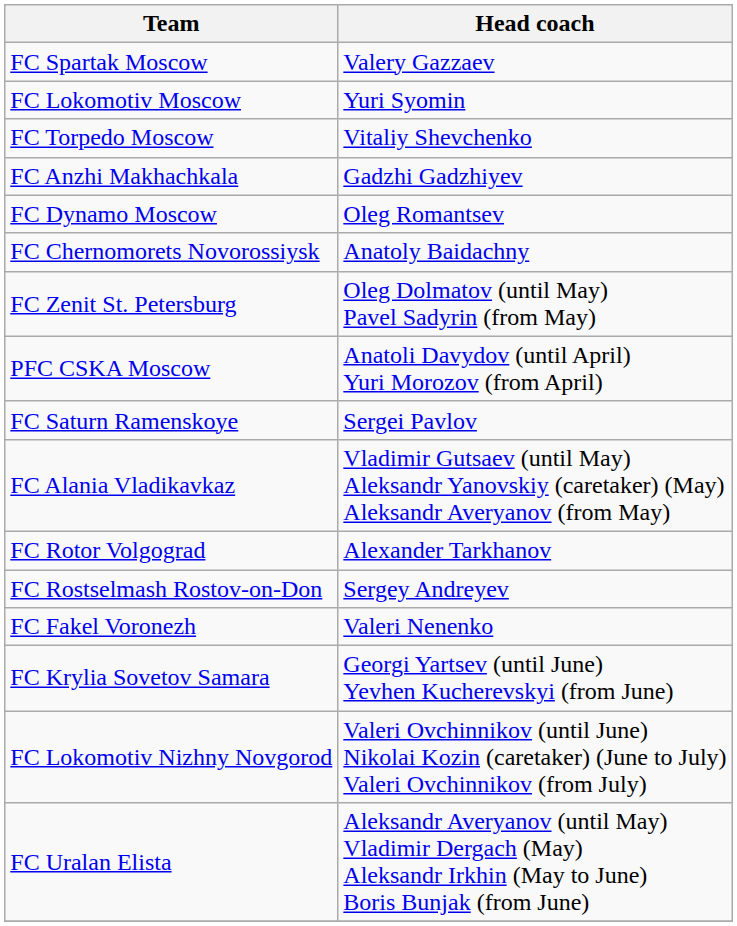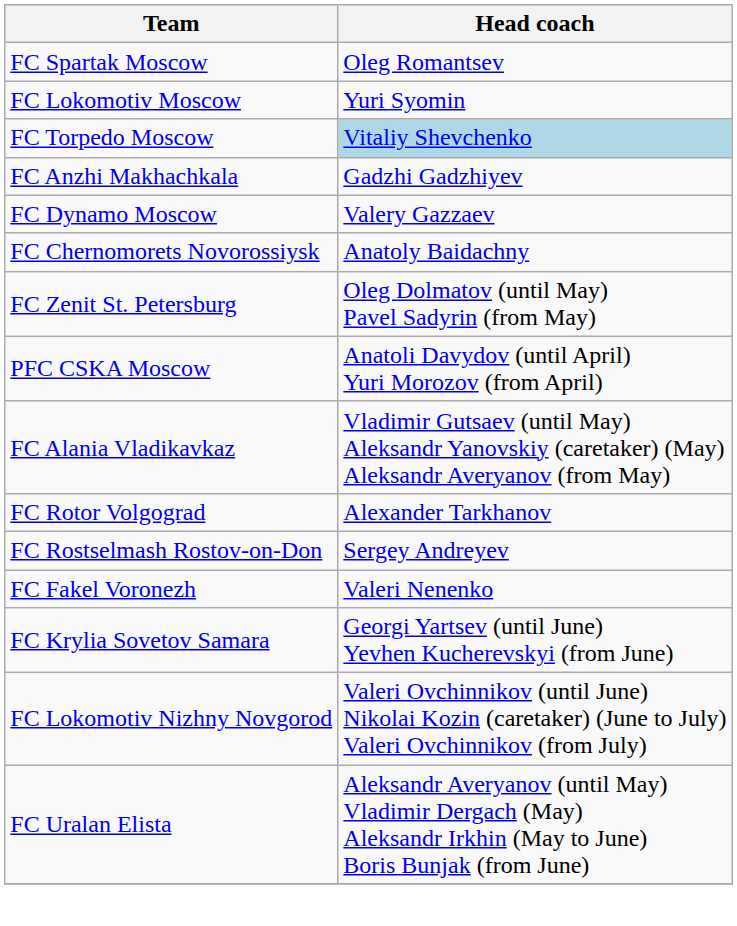(419, 61) Valery Gazzaev -> (424, 61) Oleg Romantsev
(438, 137) no background -> (438, 137) lightblue background
(424, 213) Oleg Romantsev -> (419, 213) Valery Gazzaev
- row: (124, 420)
